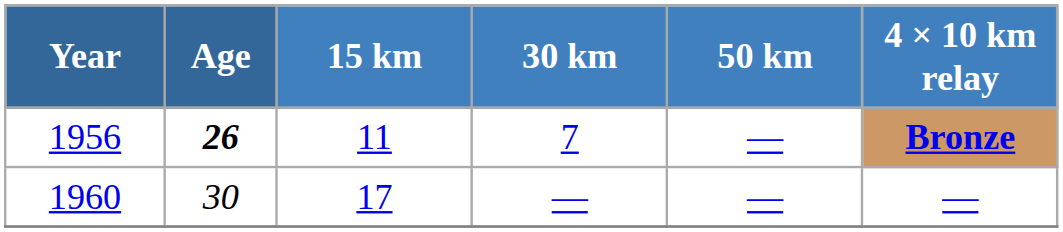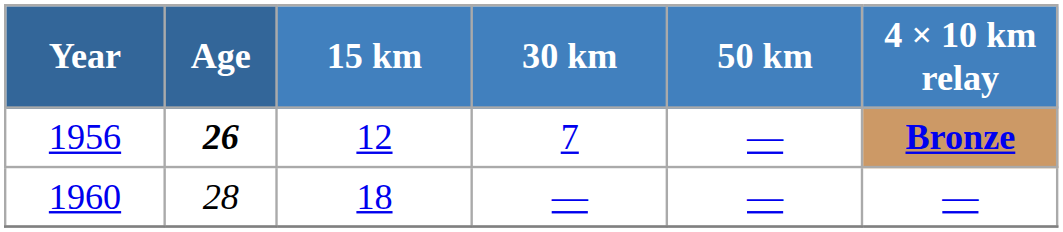(374, 137) 11 -> (374, 137) 12
(221, 196) 30 -> (221, 196) 28
(374, 196) 17 -> (374, 196) 18
